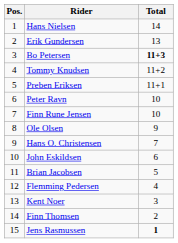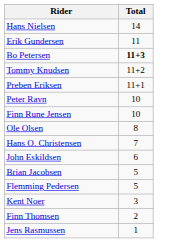- column: (14, 11)
(156, 40) 13 -> (136, 40) 11
(156, 128) 9 -> (136, 128) 8
(156, 186) 4 -> (136, 186) 5
(156, 230) bold -> (136, 230) normal
